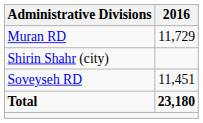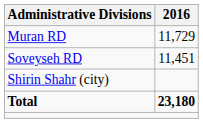rows swapped: (45, 79) <-> (58, 58)
